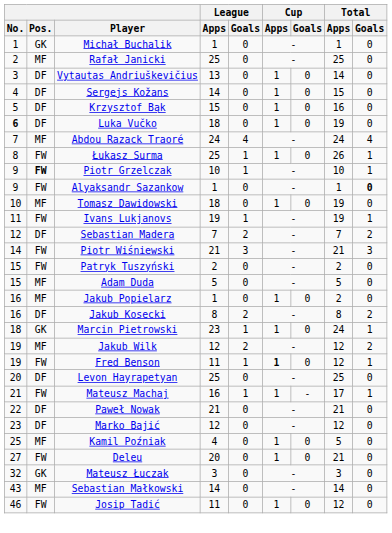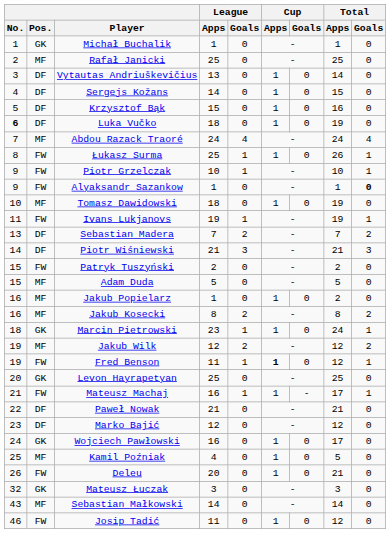(41, 171) bold -> (41, 171) normal
(15, 235) 12 -> (15, 235) 13
(41, 251) FW -> (41, 251) DF
(41, 314) DF -> (41, 314) MF
(41, 378) DF -> (41, 378) GK
+ row: (127, 441)
(15, 457) 27 -> (15, 473) 26
